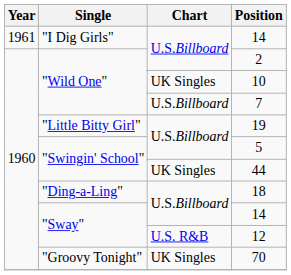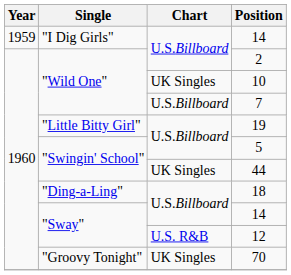(22, 37) 1961 -> (22, 37) 1959
